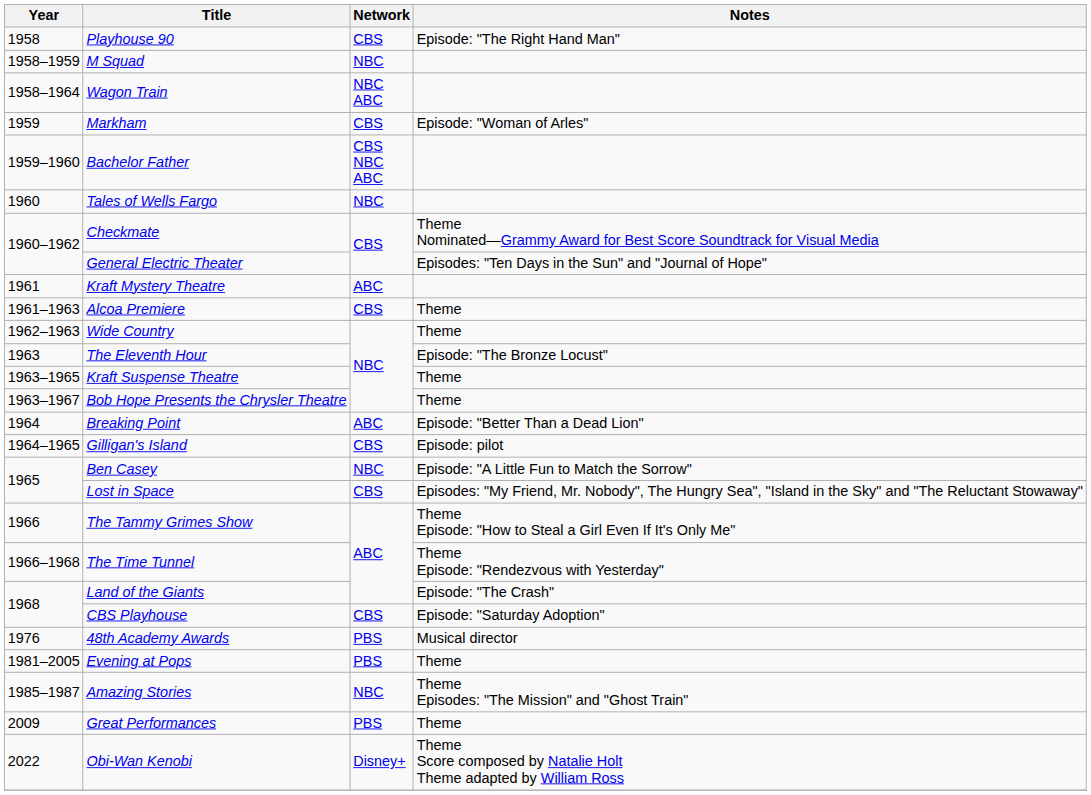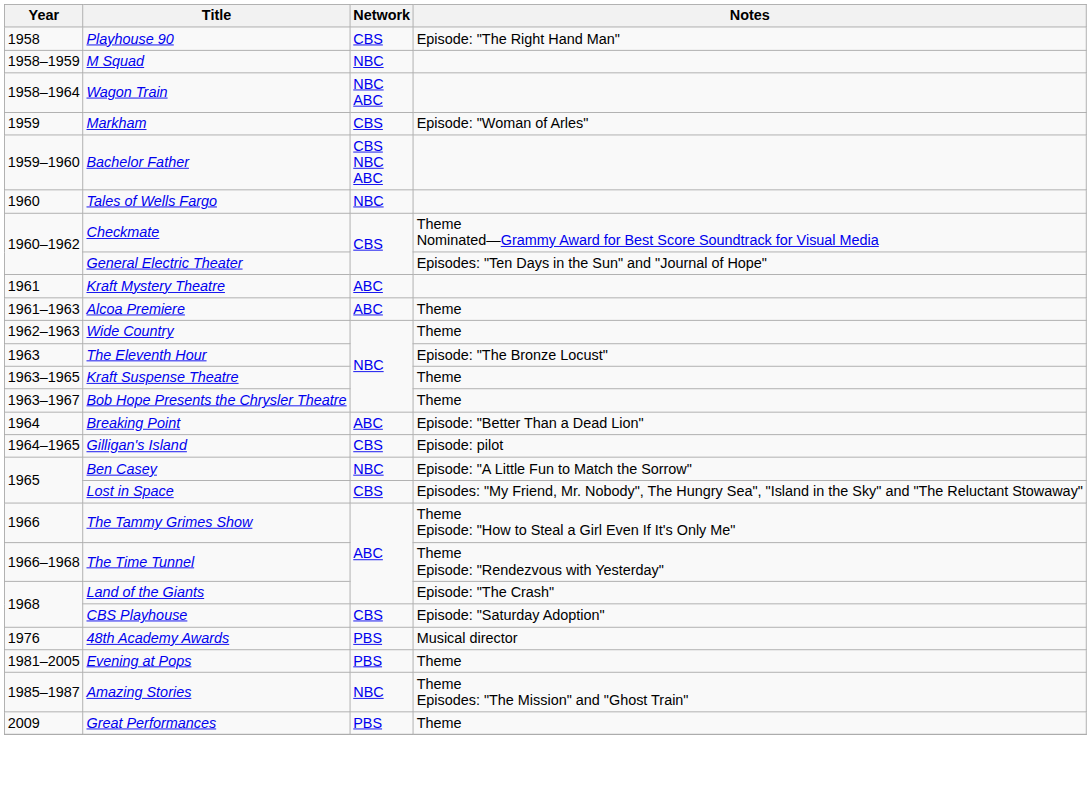(368, 309) CBS -> (368, 309) ABC
- row: (139, 762)
